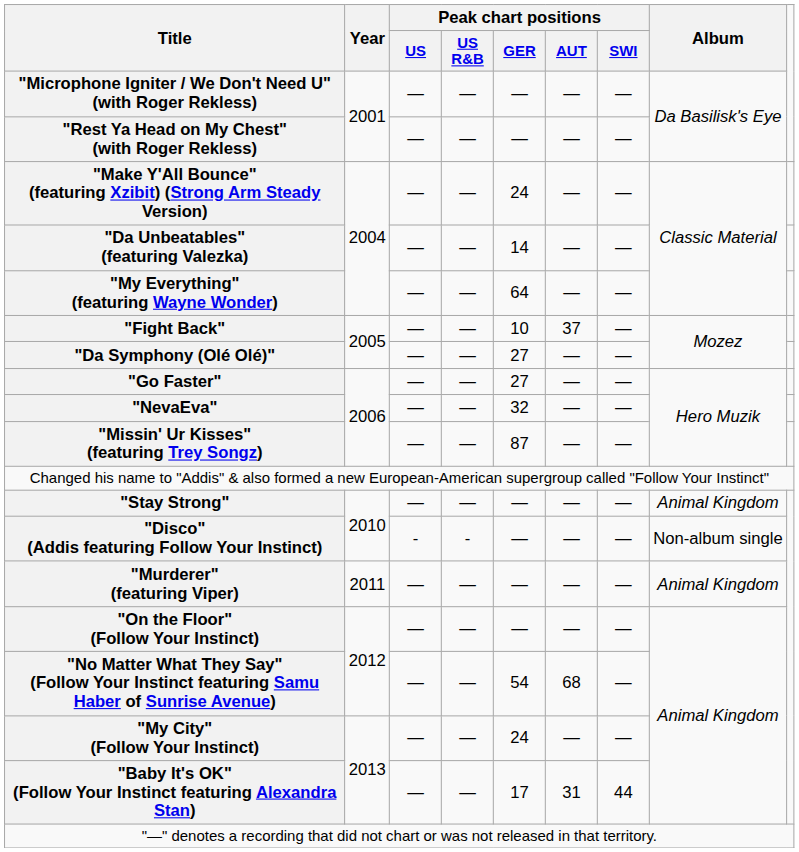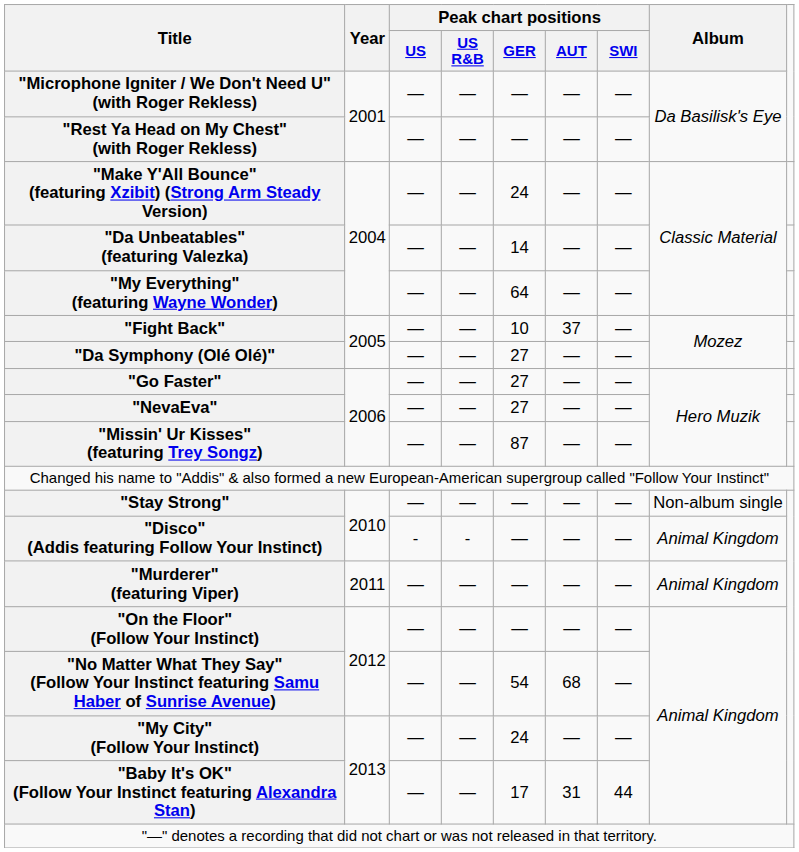(520, 407) 32 -> (520, 407) 27
(718, 502) Animal Kingdom -> (718, 502) Non-album single
(718, 538) Non-album single -> (718, 538) Animal Kingdom
